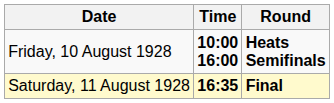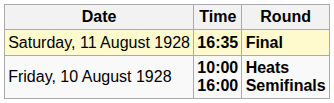rows swapped: (90, 51) <-> (99, 85)
